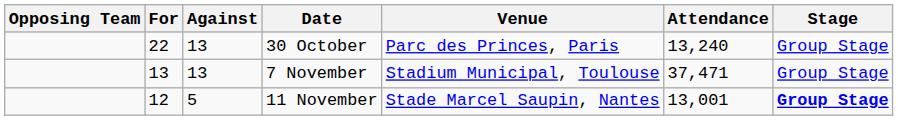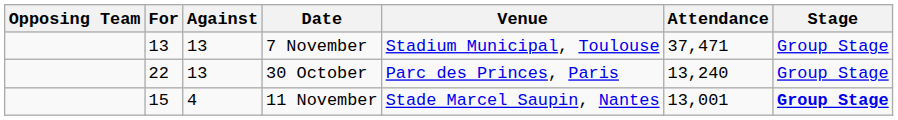rows swapped: (317, 46) <-> (317, 74)
(159, 101) 12 -> (159, 101) 15
(192, 101) 5 -> (192, 101) 4
